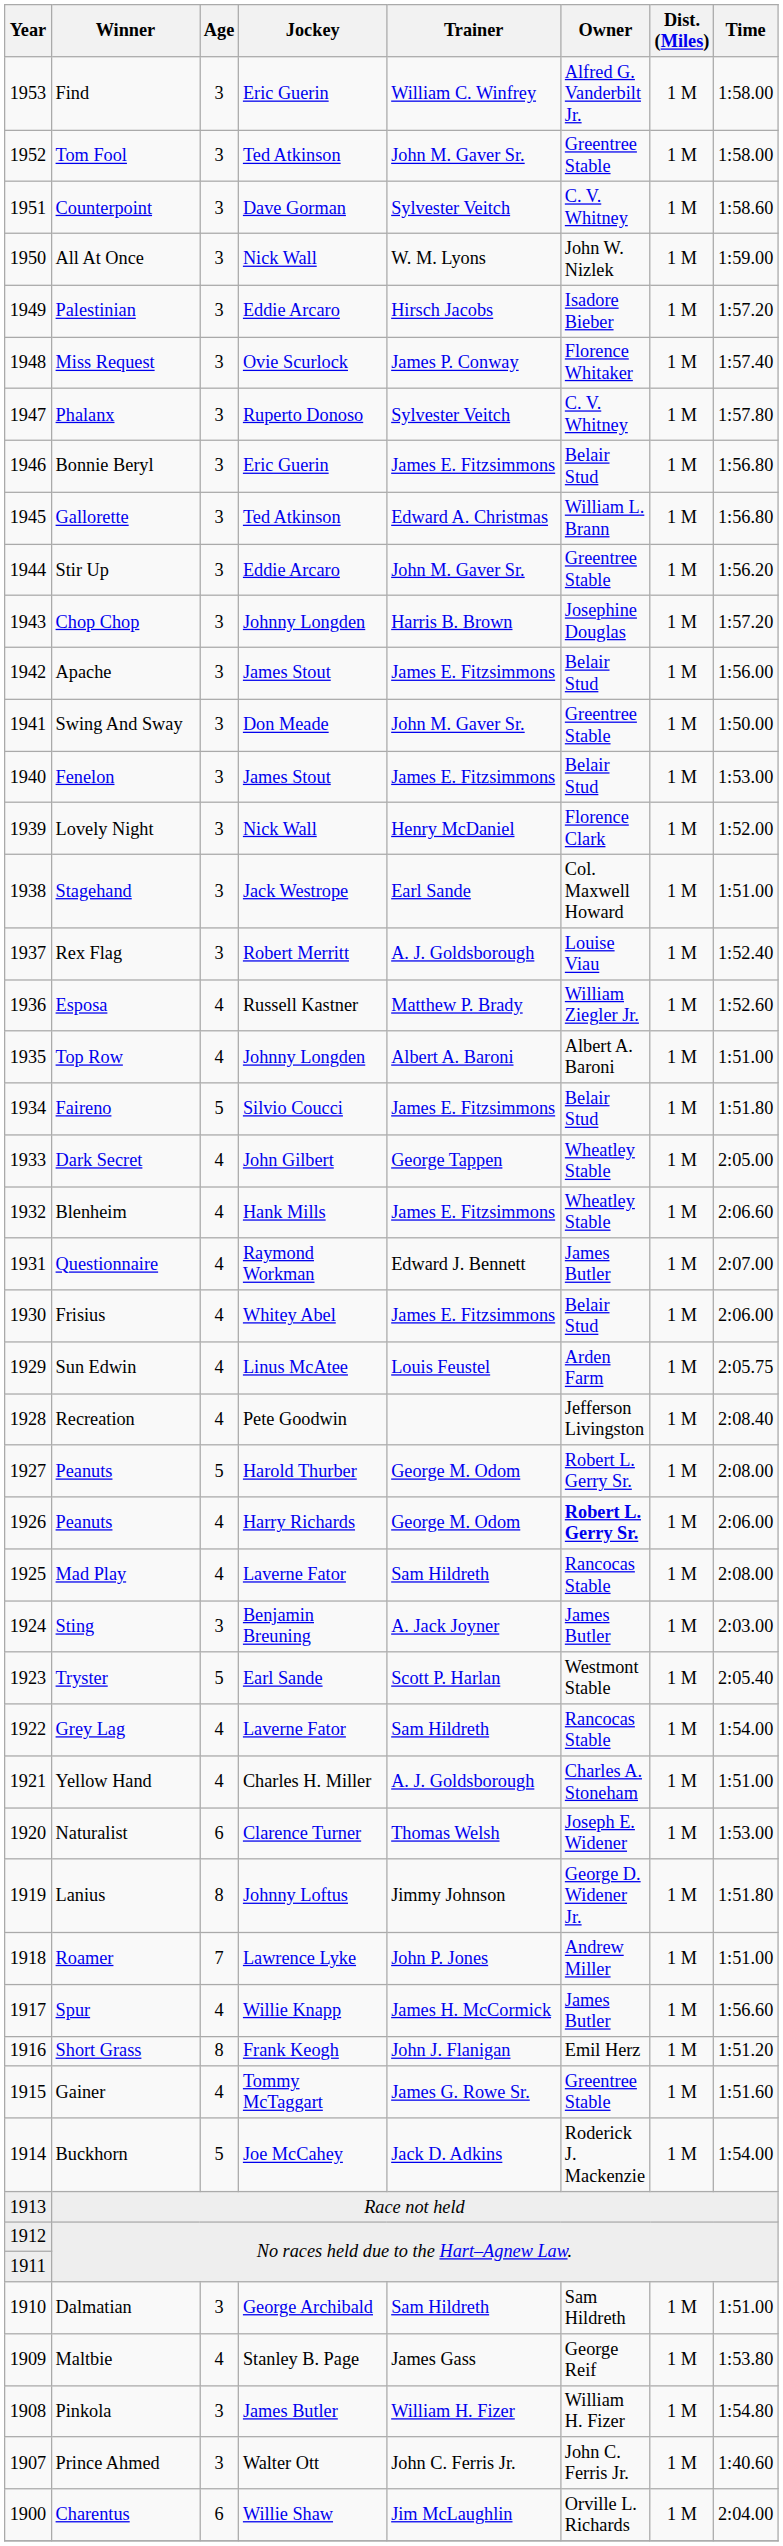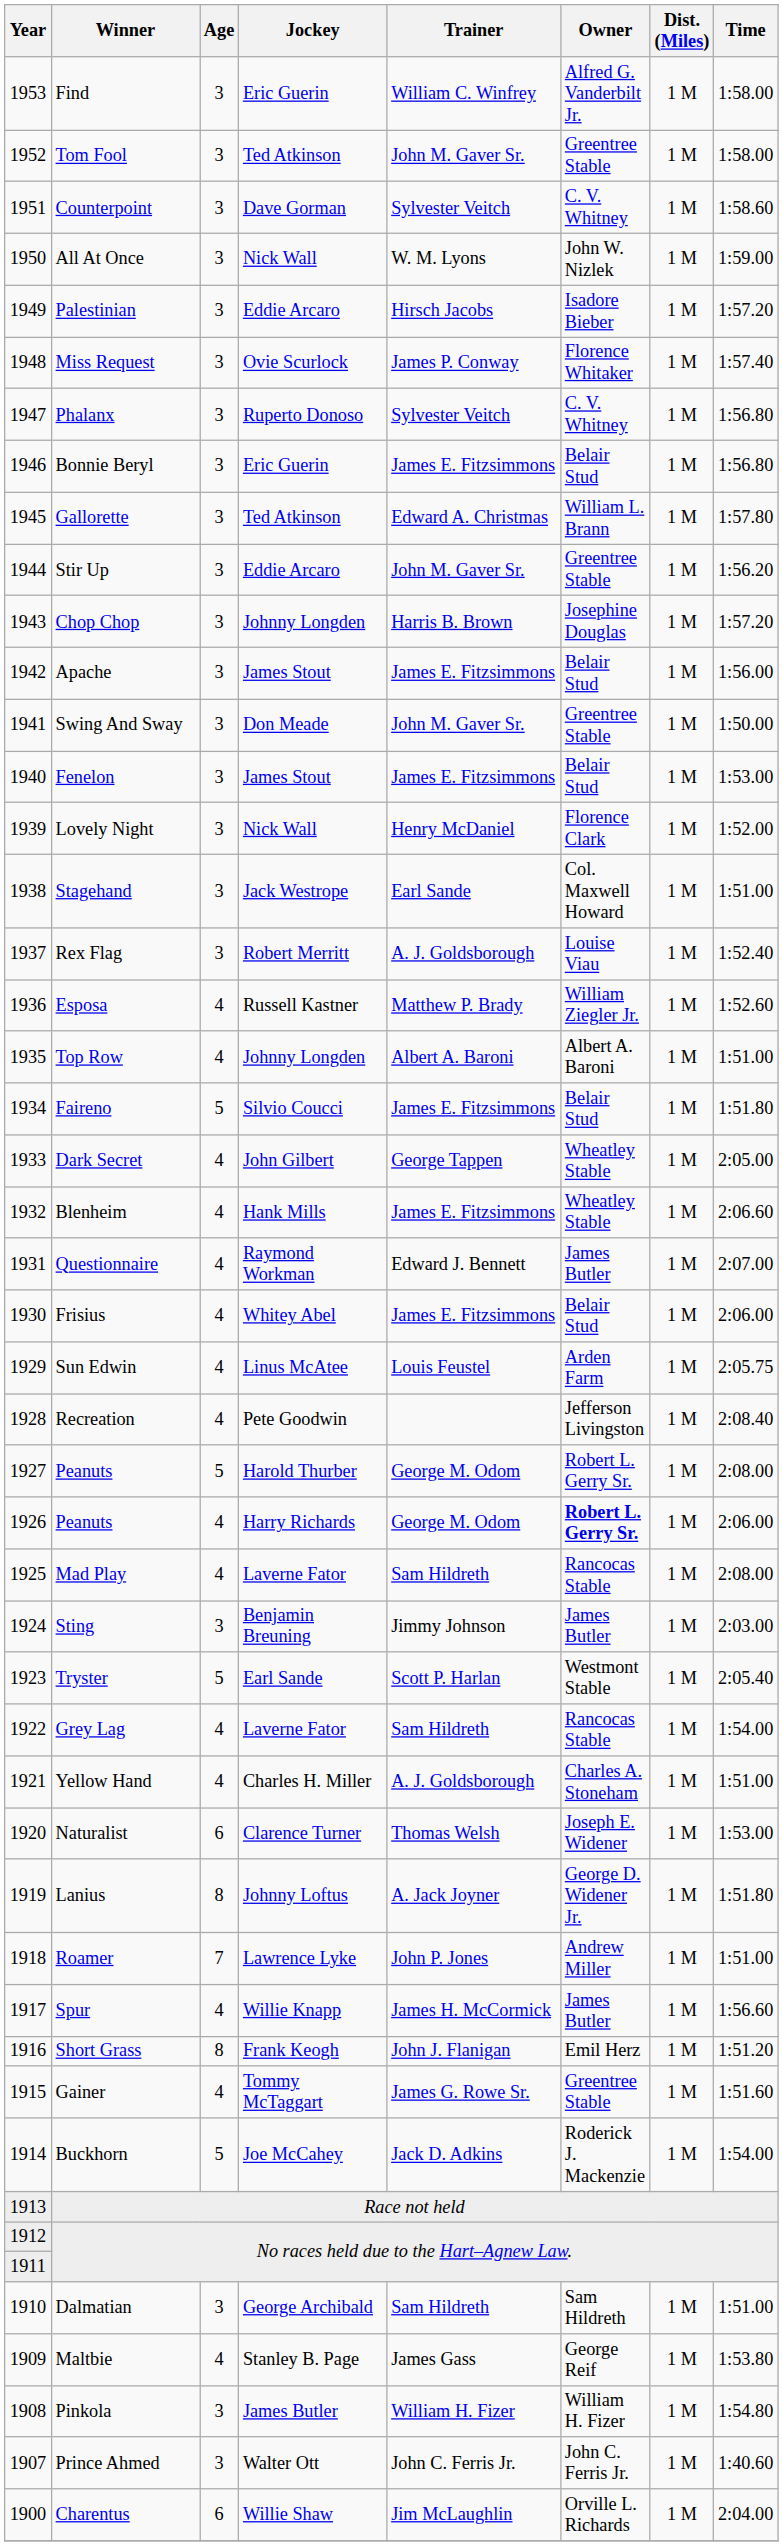(746, 414) 1:57.80 -> (746, 414) 1:56.80
(746, 518) 1:56.80 -> (746, 518) 1:57.80
(445, 1626) A. Jack Joyner -> (448, 1626) Jimmy Johnson
(448, 1896) Jimmy Johnson -> (445, 1896) A. Jack Joyner
